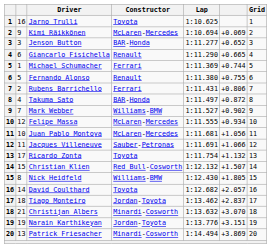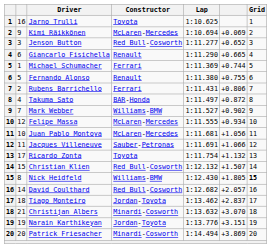(131, 44) BAR-Honda -> (148, 44) Red Bull-Cosworth
(253, 178) normal -> (253, 178) bold
(125, 190) Toyota -> (148, 190) Red Bull-Cosworth
(21, 235) 13 -> (21, 235) 20
